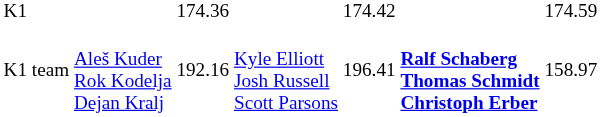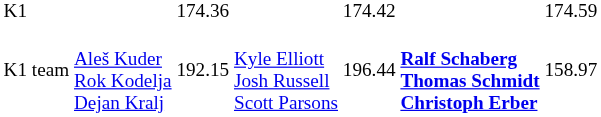(203, 70) 192.16 -> (203, 70) 192.15
(369, 70) 196.41 -> (369, 70) 196.44
